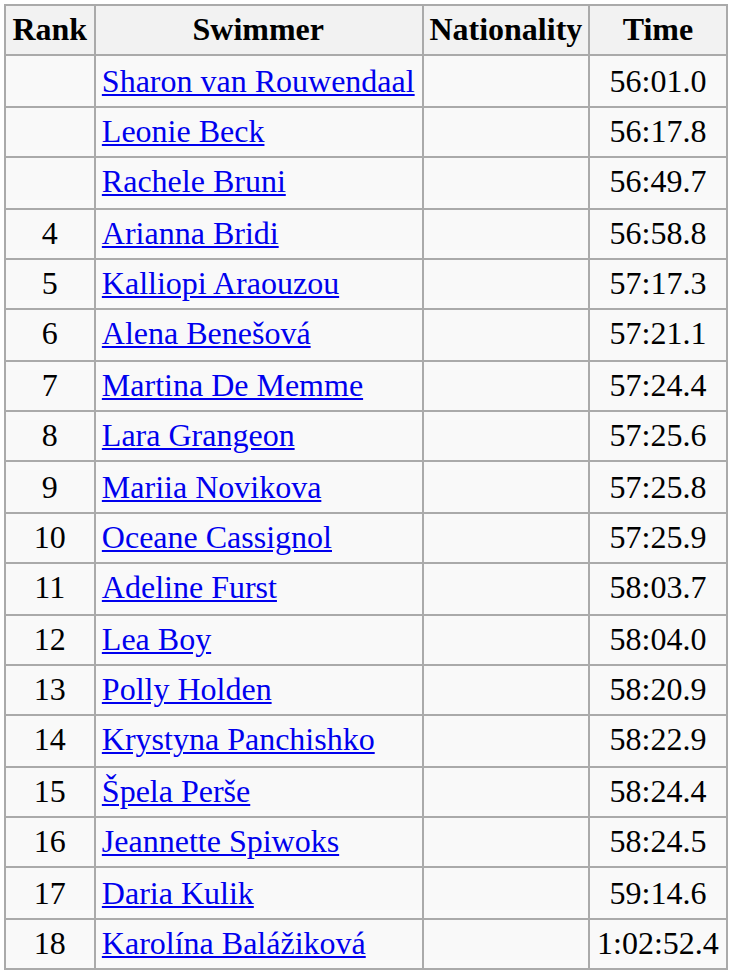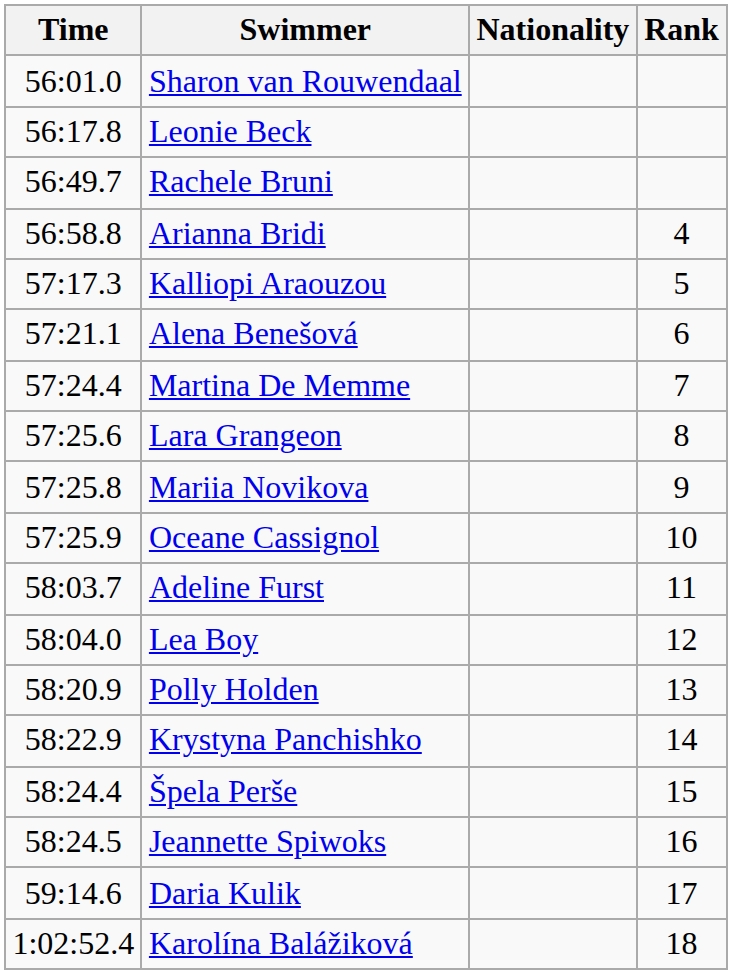columns swapped: (50, 29) <-> (658, 29)
